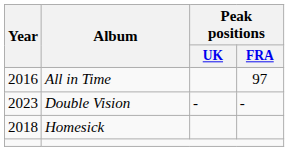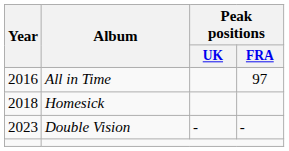rows swapped: (75, 127) <-> (88, 103)
